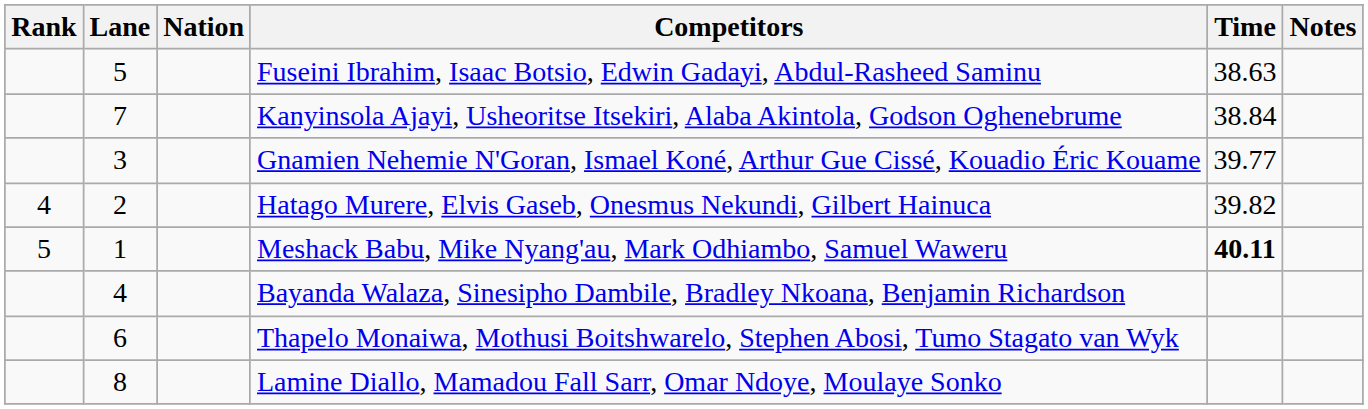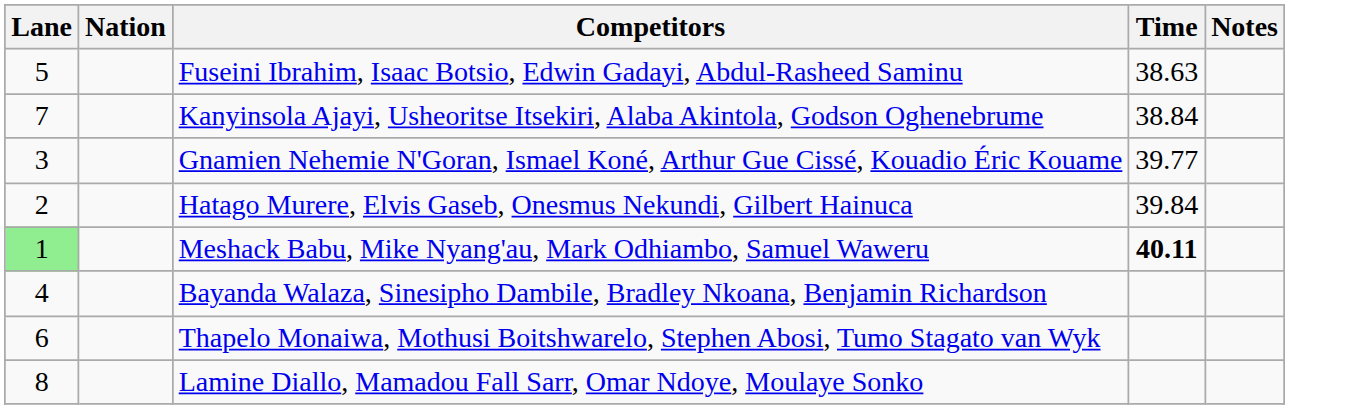- column: (44, 26)
(1245, 204) 39.82 -> (1167, 204) 39.84
(120, 248) no background -> (42, 248) lightgreen background
